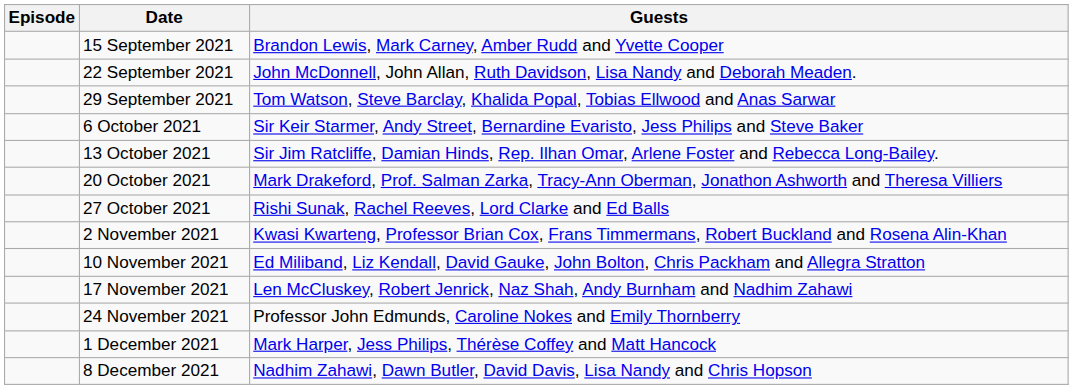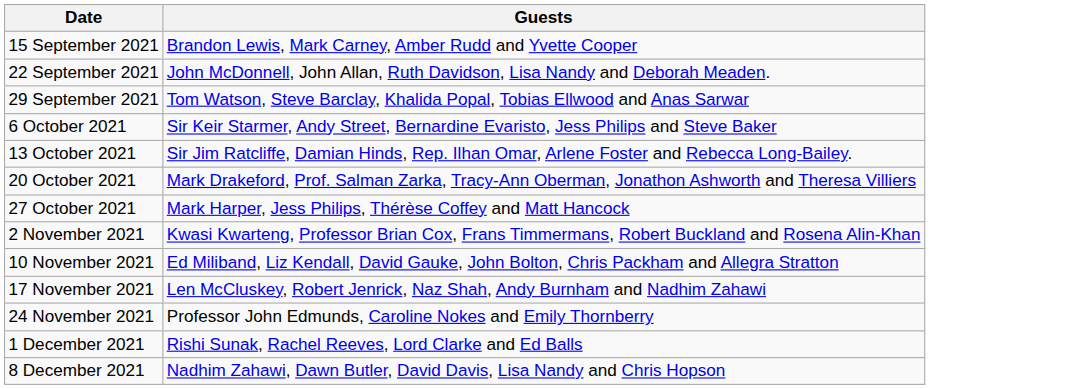- column: (42, 18)
(461, 208) Rishi Sunak, Rachel Reeves, Lord Clarke and Ed Balls -> (398, 208) Mark Harper, Jess Philips, Thérèse Coffey and Matt Hancock
(485, 343) Mark Harper, Jess Philips, Thérèse Coffey and Matt Hancock -> (375, 343) Rishi Sunak, Rachel Reeves, Lord Clarke and Ed Balls
